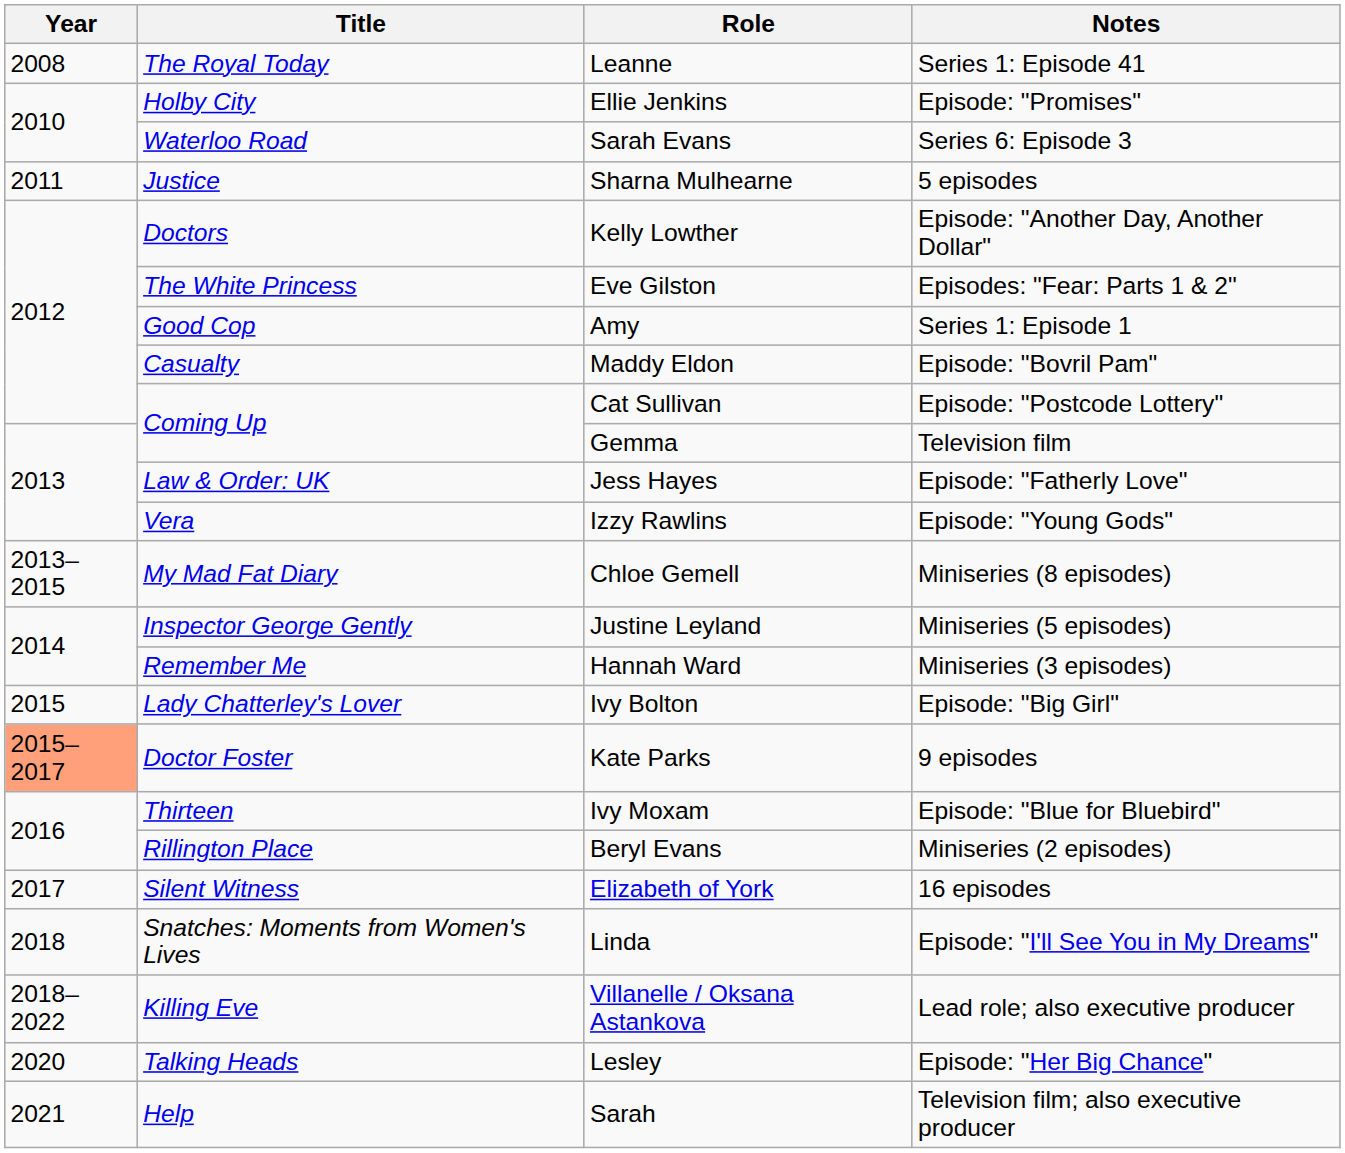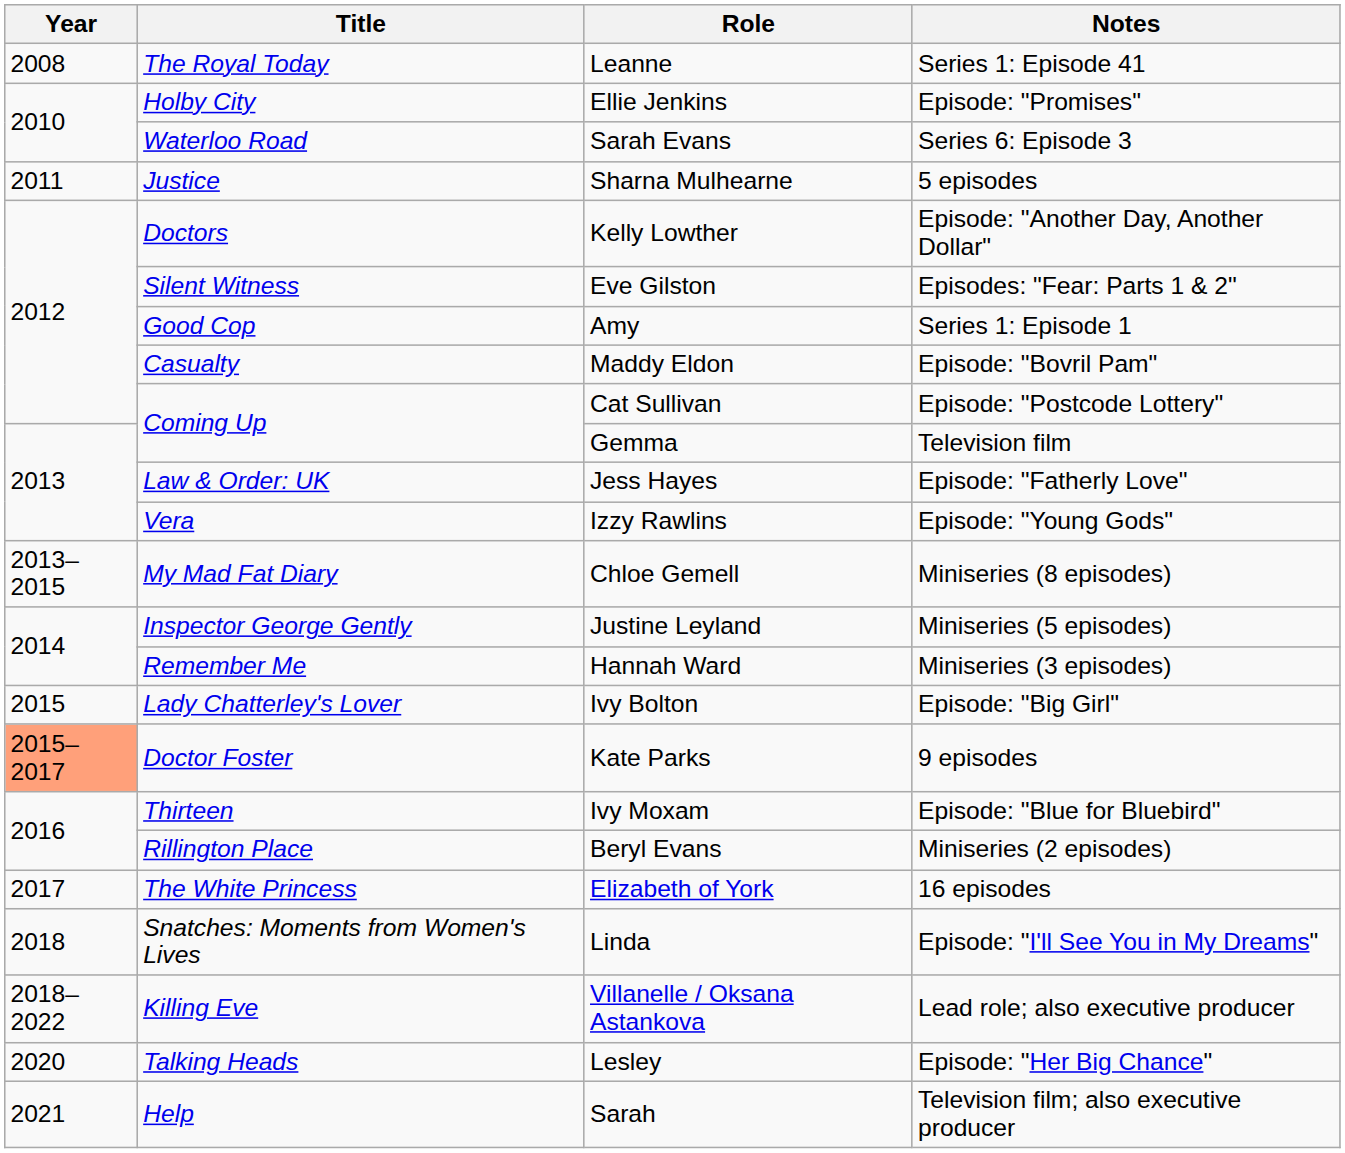(250, 286) The White Princess -> (221, 286) Silent Witness
(221, 888) Silent Witness -> (250, 888) The White Princess
